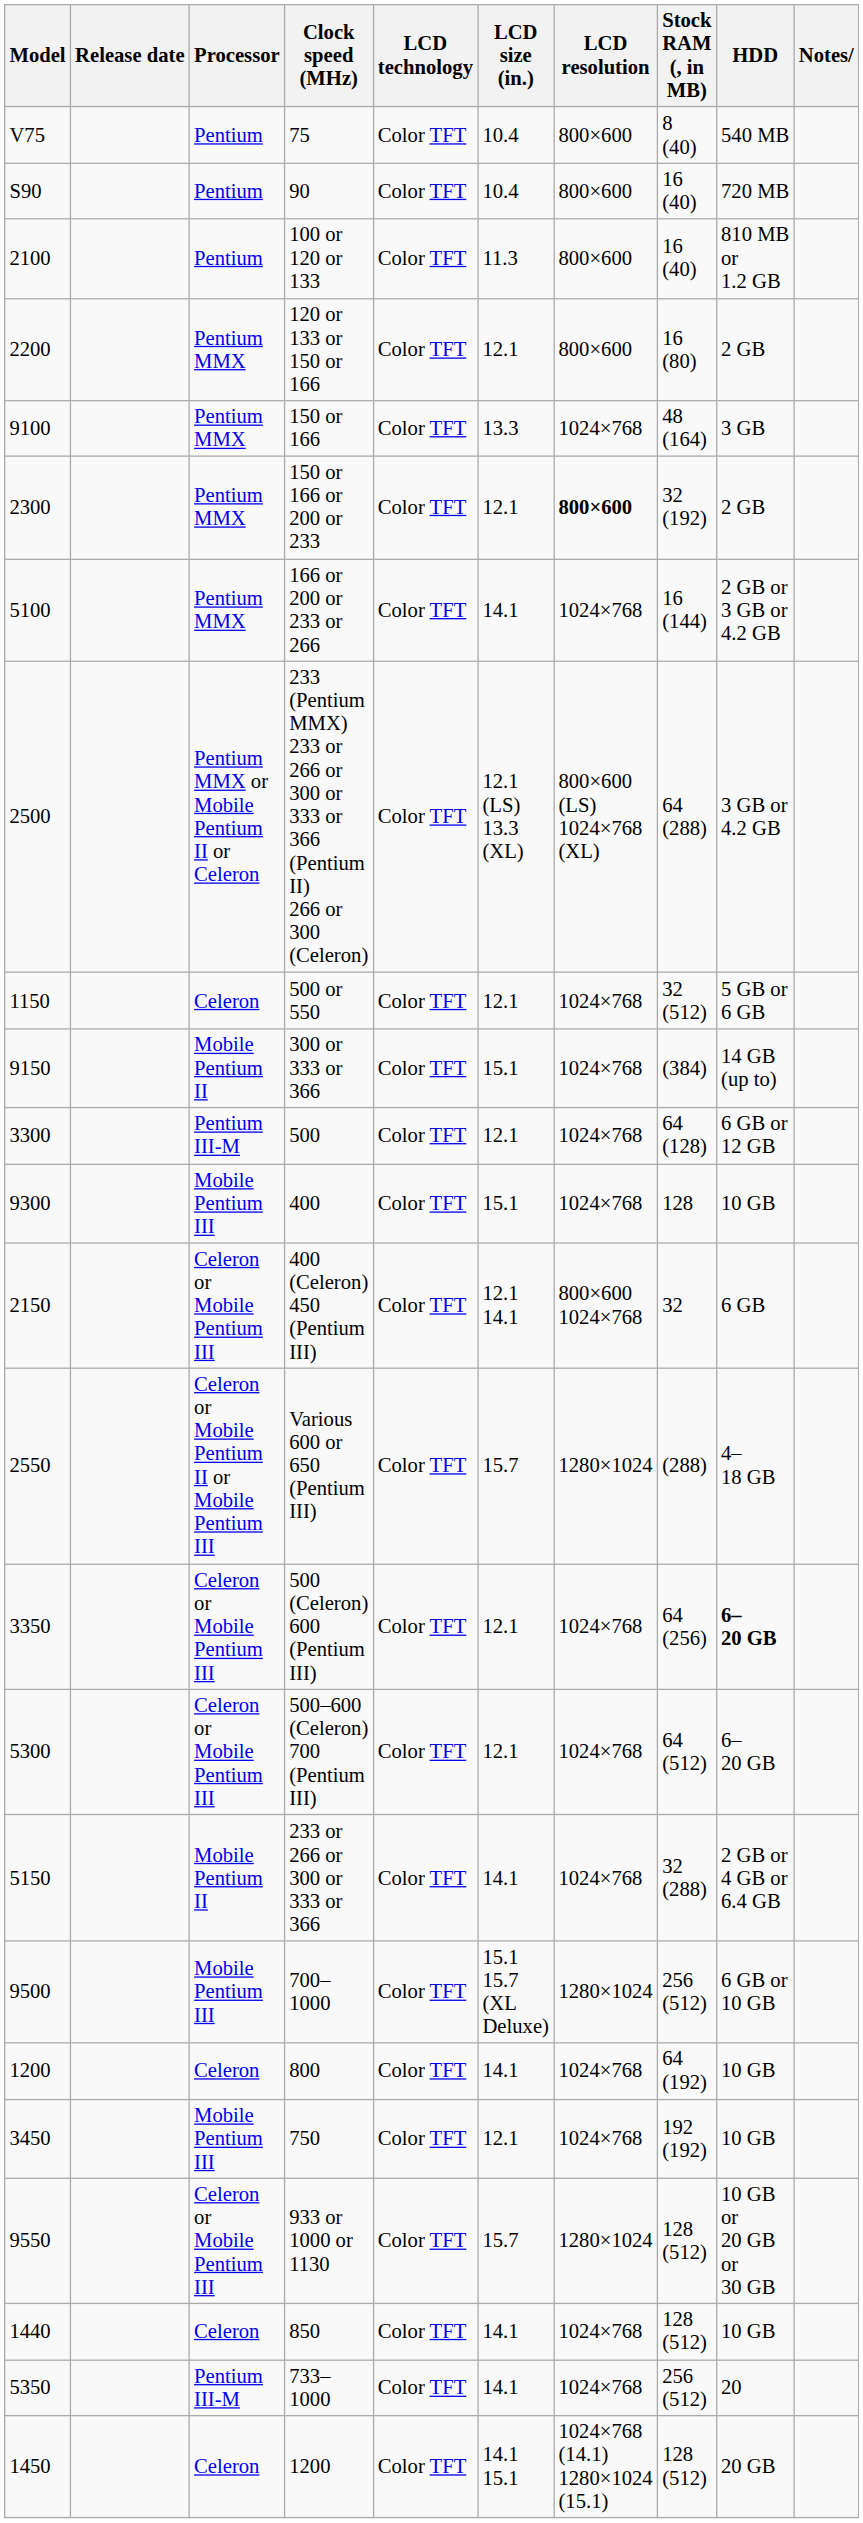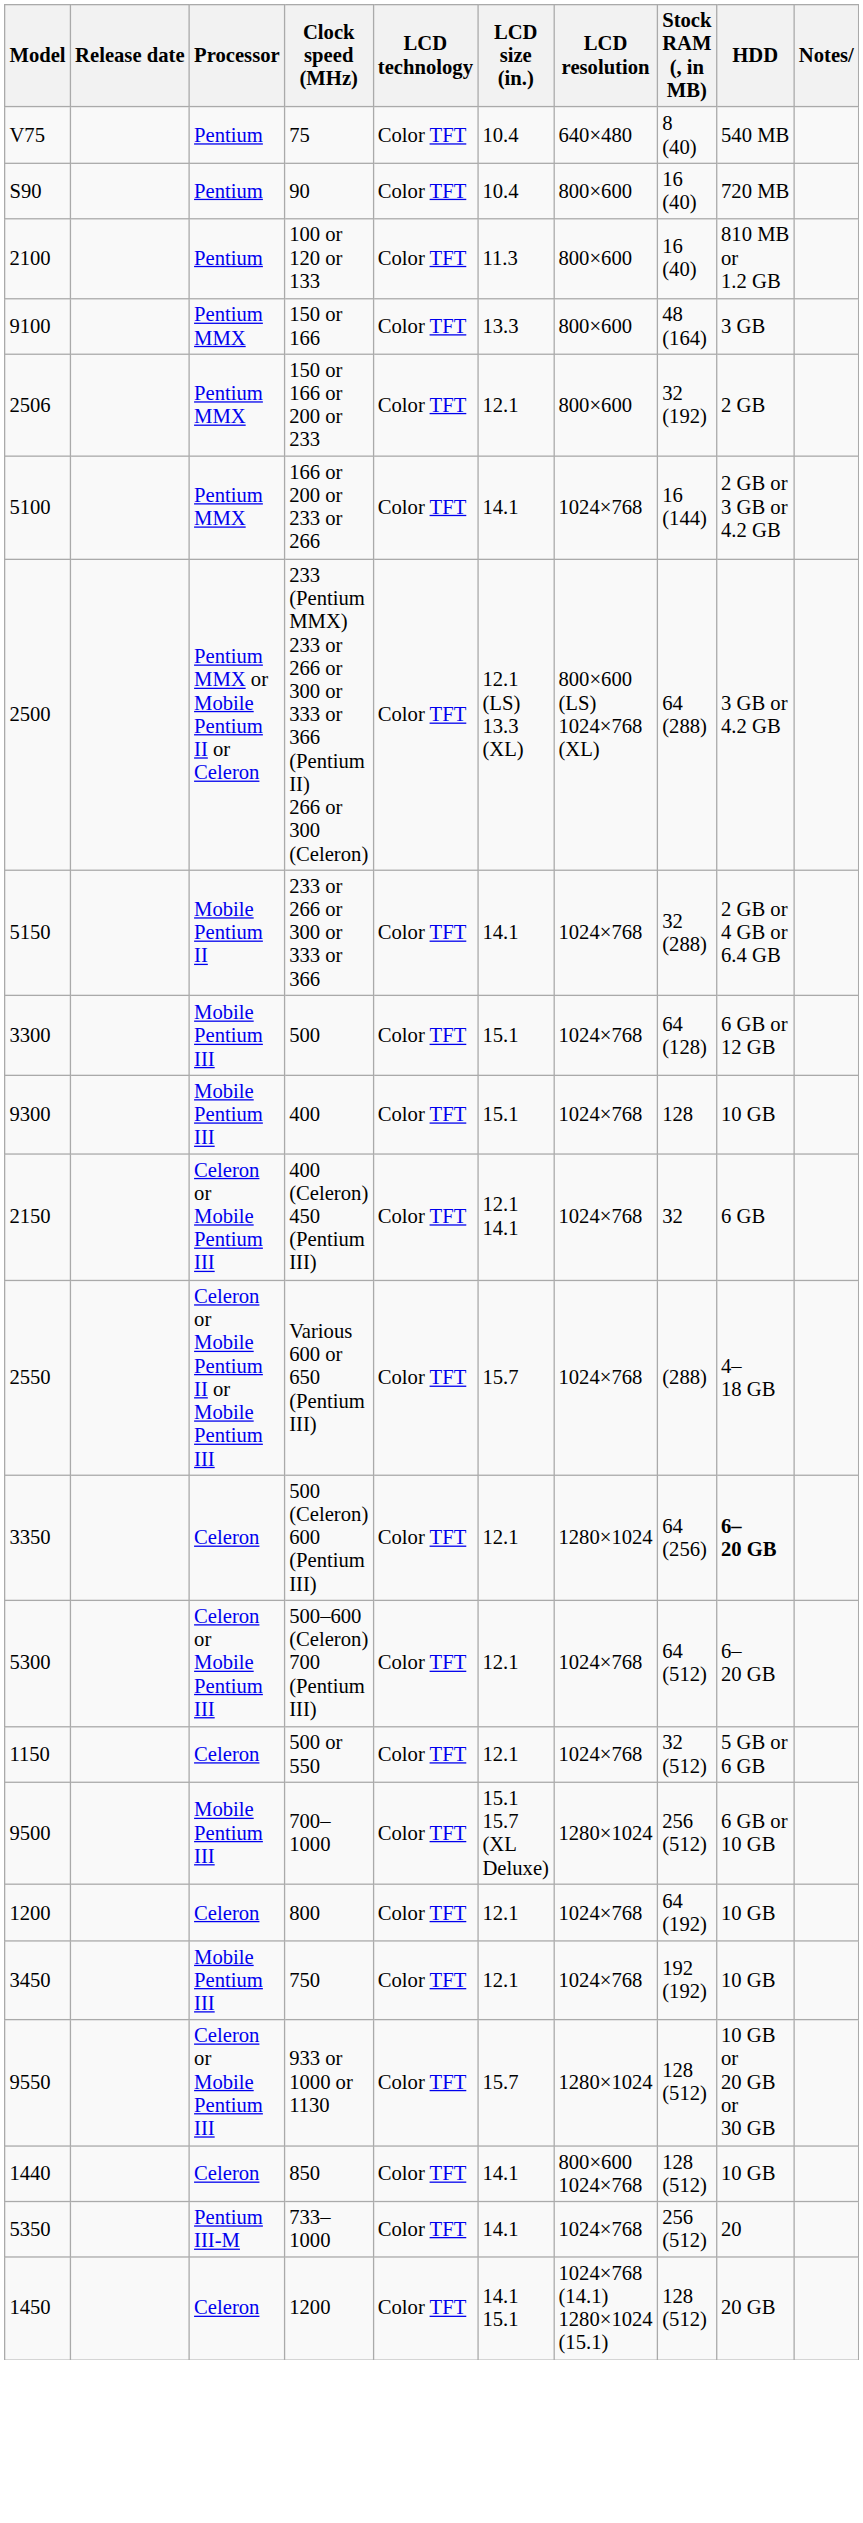(595, 134) 800×600 -> (595, 134) 640×480
- row: (316, 349)
(600, 428) 1024×768 -> (595, 325) 800×600
(30, 507) 2300 -> (30, 405) 2506
(595, 507) bold -> (595, 405) normal
rows swapped: (316, 1877) <-> (316, 1000)
- row: (316, 1068)
(228, 1135) Pentium III-M -> (228, 1035) Mobile Pentium III
(501, 1135) 12.1 -> (501, 1035) 15.1
(600, 1305) 800×600 1024×768 -> (600, 1216) 1024×768
(606, 1465) 1280×1024 -> (600, 1377) 1024×768
(228, 1626) Celeron or Mobile Pentium III -> (227, 1537) Celeron
(600, 1626) 1024×768 -> (606, 1537) 1280×1024
(501, 2070) 14.1 -> (501, 1912) 12.1
(600, 2331) 1024×768 -> (600, 2173) 800×600 1024×768
